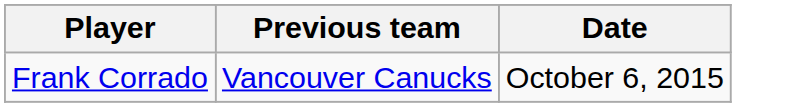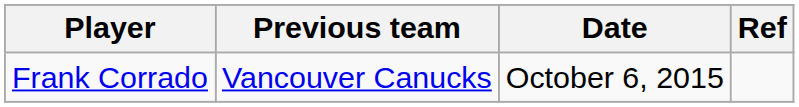+ column: (762, 28)
